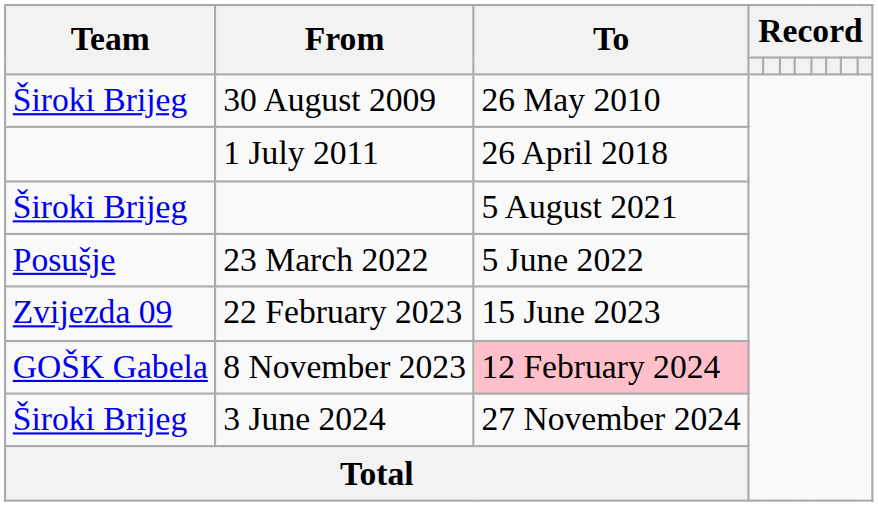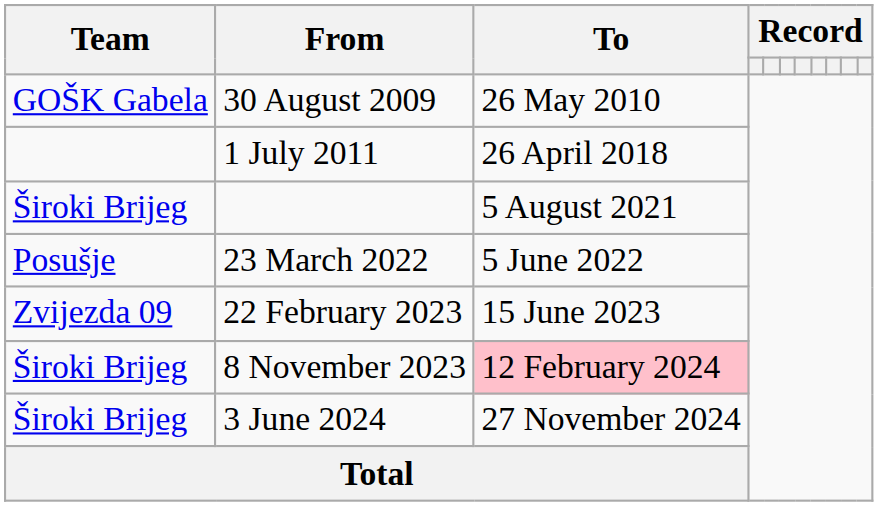(100, 99) Široki Brijeg -> (110, 99) GOŠK Gabela
(110, 366) GOŠK Gabela -> (100, 366) Široki Brijeg
